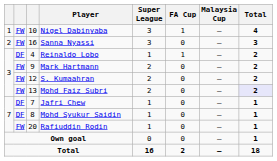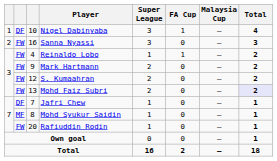(20, 31) FW -> (20, 31) DF
(20, 55) DF -> (20, 55) FW
(20, 115) DF -> (20, 115) MF
